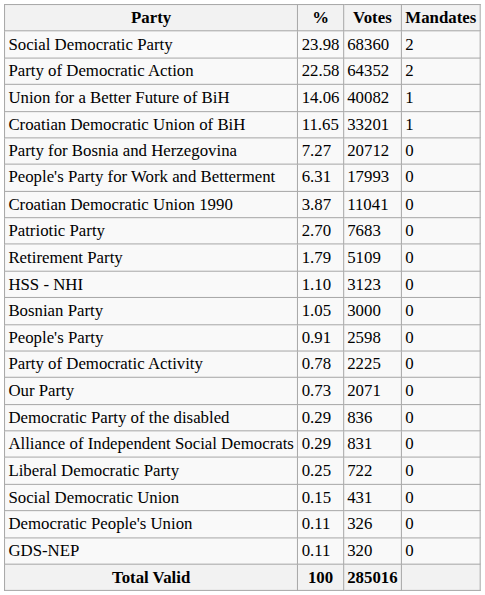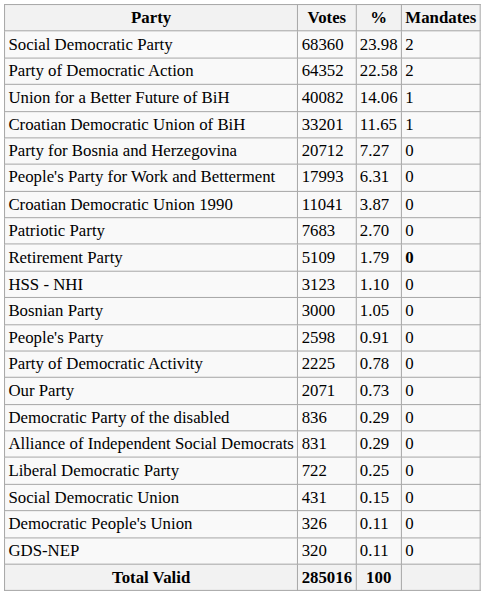columns swapped: (372, 17) <-> (321, 17)
(410, 257) normal -> (410, 257) bold
